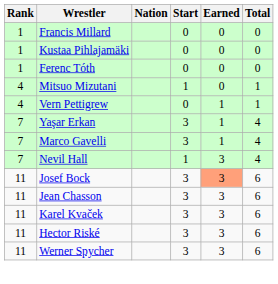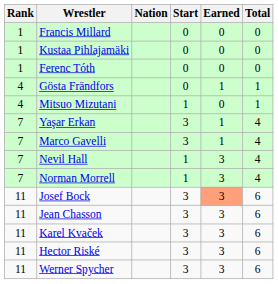+ row: (77, 86)
- row: (74, 104)
+ row: (77, 178)
